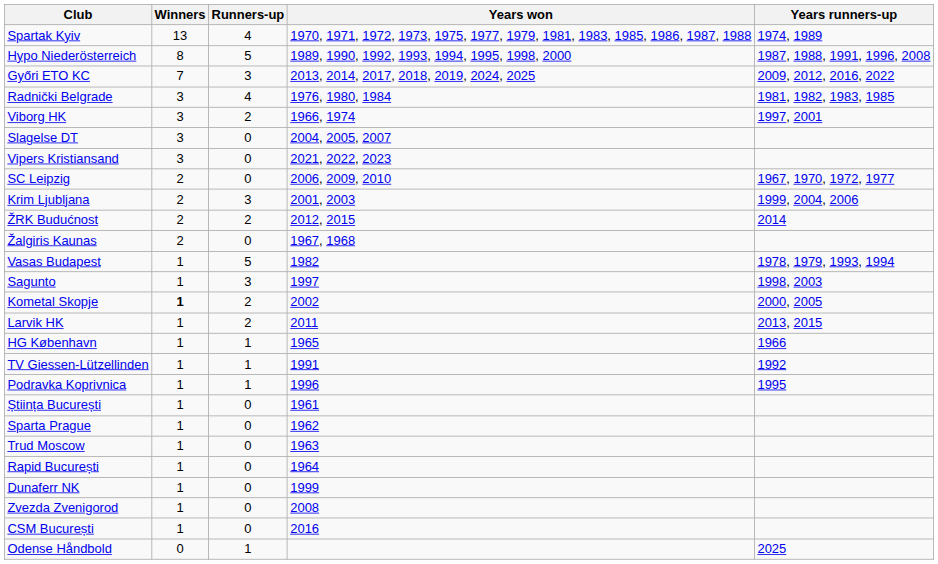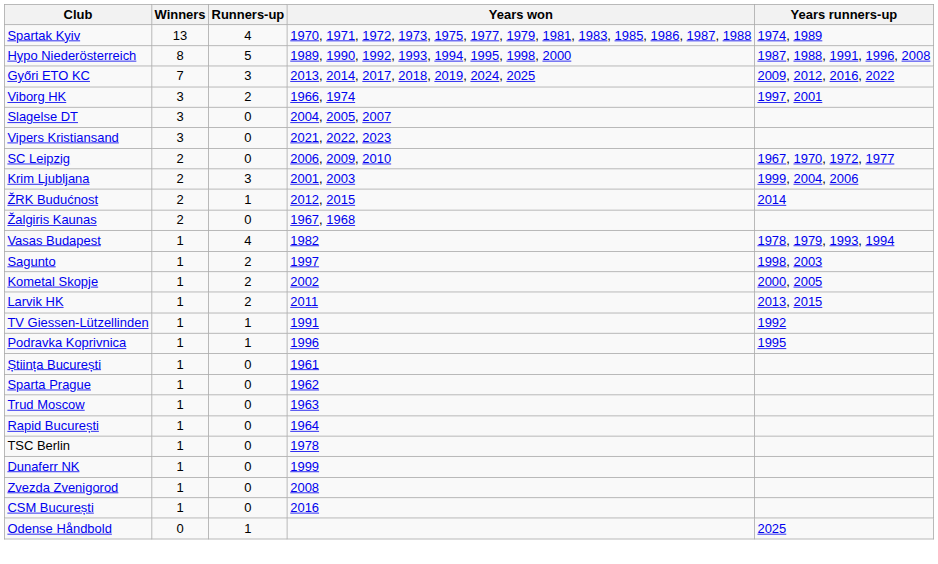- row: (60, 96)
(248, 220) 2 -> (248, 199) 1
(248, 261) 5 -> (248, 240) 4
(248, 281) 3 -> (248, 261) 2
(180, 302) bold -> (180, 281) normal
- row: (52, 343)
+ row: (39, 446)
